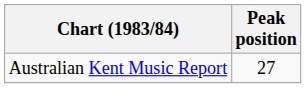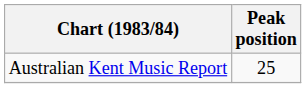(266, 67) 27 -> (266, 67) 25
